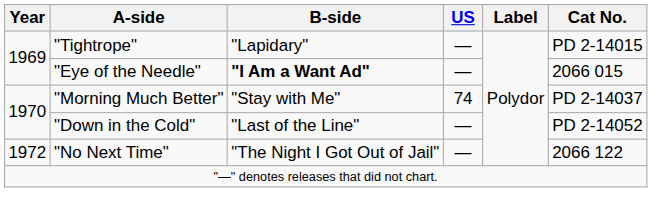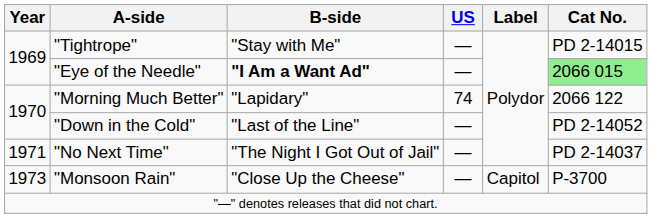(270, 44) "Lapidary" -> (286, 44) "Stay with Me"
(588, 71) no background -> (588, 71) lightgreen background
(286, 98) "Stay with Me" -> (270, 98) "Lapidary"
(597, 98) PD 2-14037 -> (588, 98) 2066 122
(27, 152) 1972 -> (27, 152) 1971
(588, 152) 2066 122 -> (597, 152) PD 2-14037
+ row: (115, 179)
